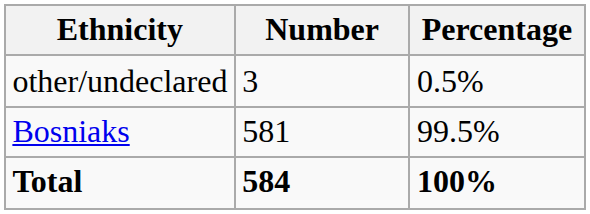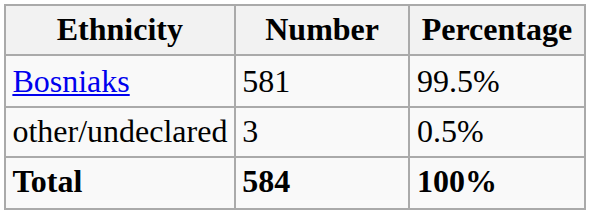rows swapped: (71, 131) <-> (120, 80)
